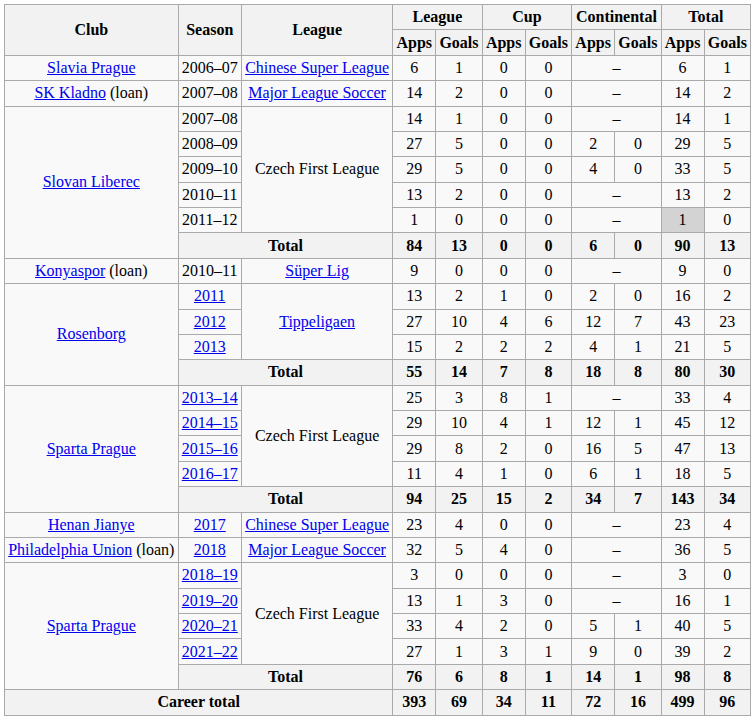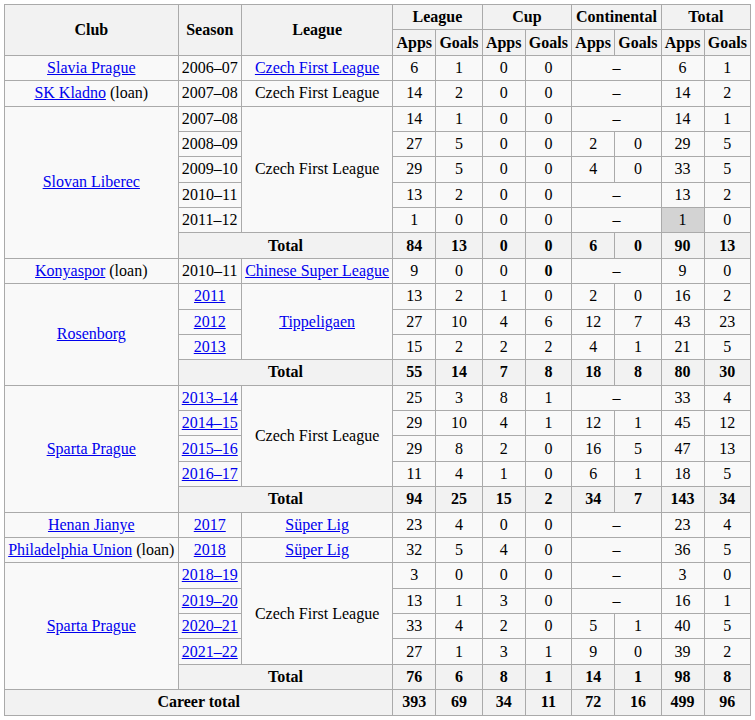(317, 67) Chinese Super League -> (317, 67) Czech First League
(317, 93) Major League Soccer -> (317, 93) Czech First League
(317, 270) Süper Lig -> (317, 270) Chinese Super League
(548, 270) normal -> (548, 270) bold
(317, 524) Chinese Super League -> (317, 524) Süper Lig
(317, 550) Major League Soccer -> (317, 550) Süper Lig
